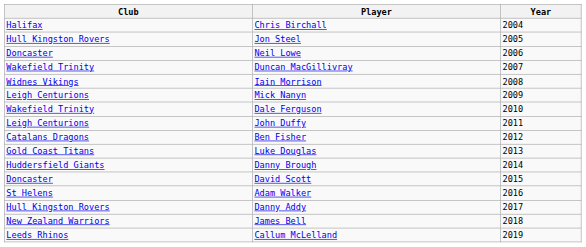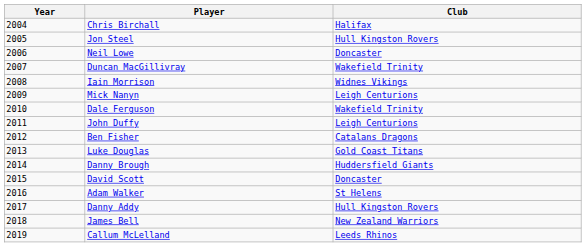columns swapped: (541, 11) <-> (128, 11)
